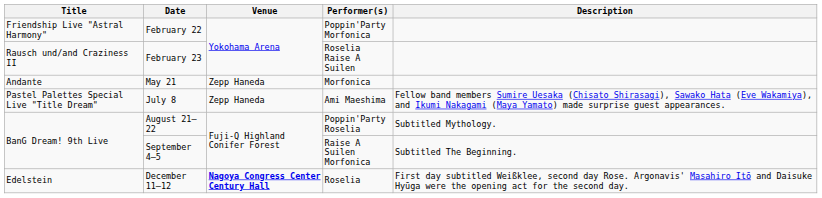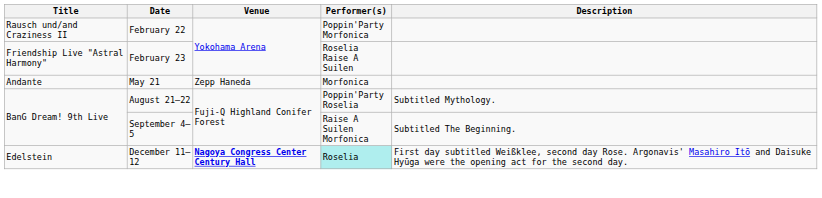(65, 30) Friendship Live "Astral Harmony" -> (42, 30) Rausch und/and Craziness II
(67, 58) Rausch und/and Craziness II -> (65, 58) Friendship Live "Astral Harmony"
- row: (161, 100)
(342, 181) no background -> (341, 157) paleturquoise background
